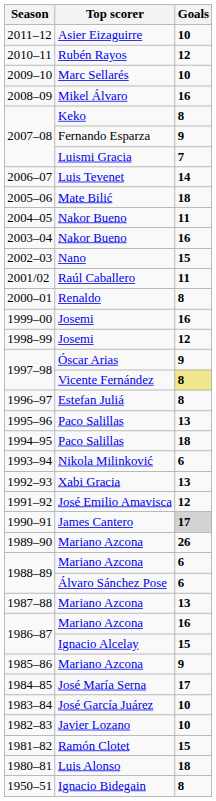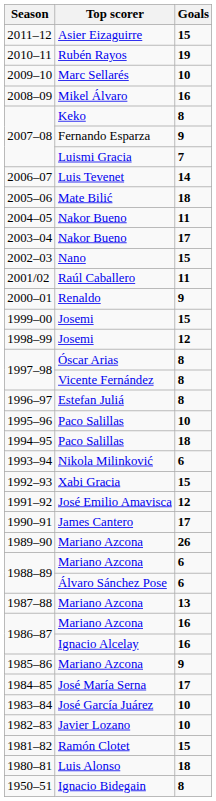(184, 34) 10 -> (184, 34) 15
(184, 55) 12 -> (184, 55) 19
(184, 237) 16 -> (184, 237) 17
(181, 298) 8 -> (181, 298) 9
(184, 319) 16 -> (184, 319) 15
(181, 359) 9 -> (181, 359) 8
(181, 380) khaki background -> (181, 380) no background
(184, 420) 13 -> (184, 420) 10
(184, 481) 13 -> (184, 481) 15
(184, 522) lightgrey background -> (184, 522) no background
(184, 643) 15 -> (184, 643) 16
